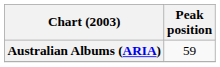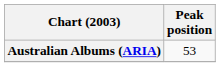(190, 51) 59 -> (190, 51) 53
